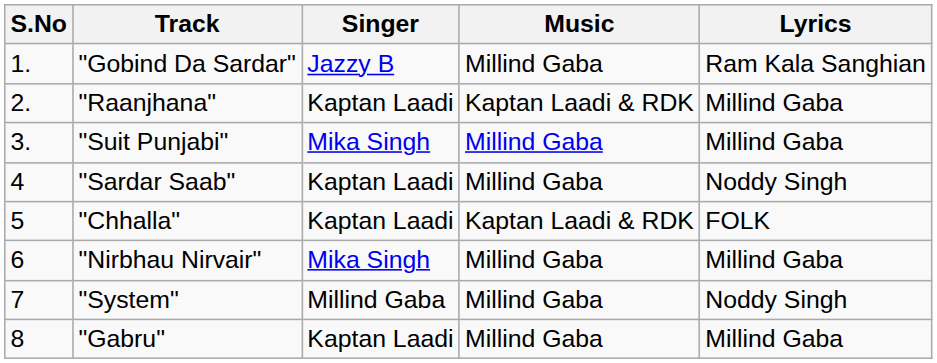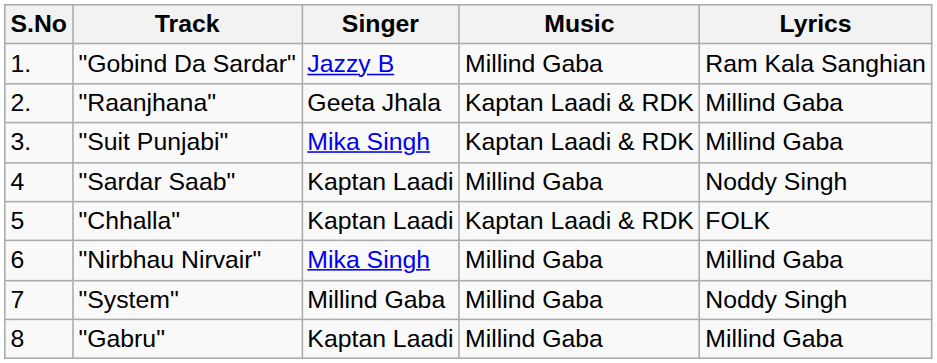(380, 102) Kaptan Laadi -> (374, 102) Geeta Jhala
(534, 142) Millind Gaba -> (579, 142) Kaptan Laadi & RDK
